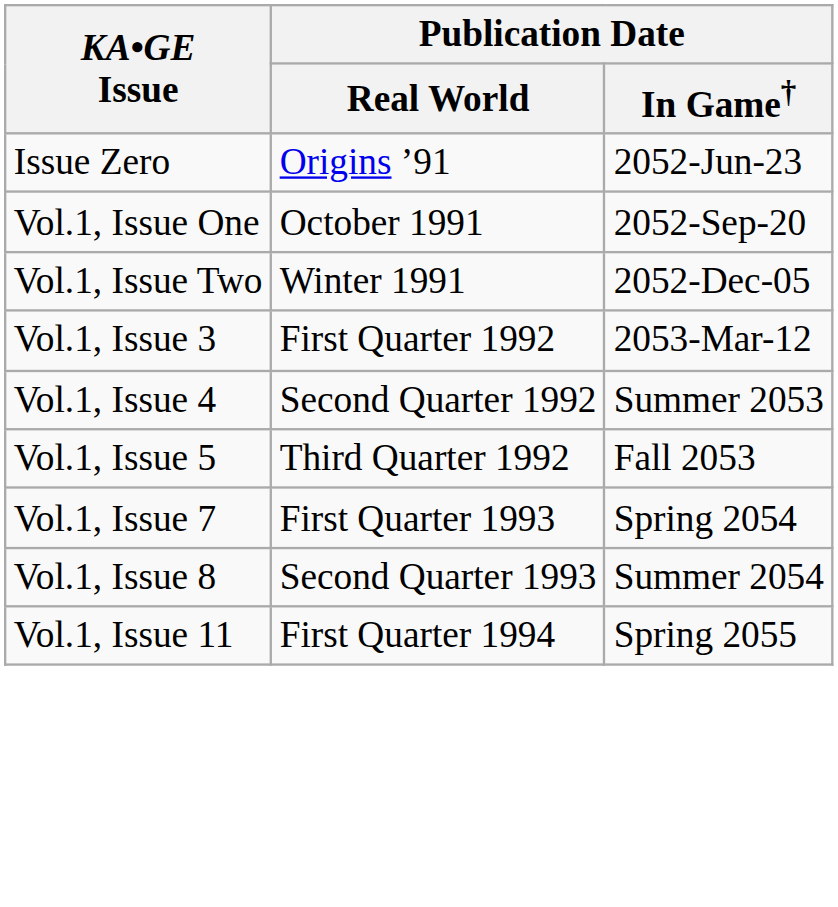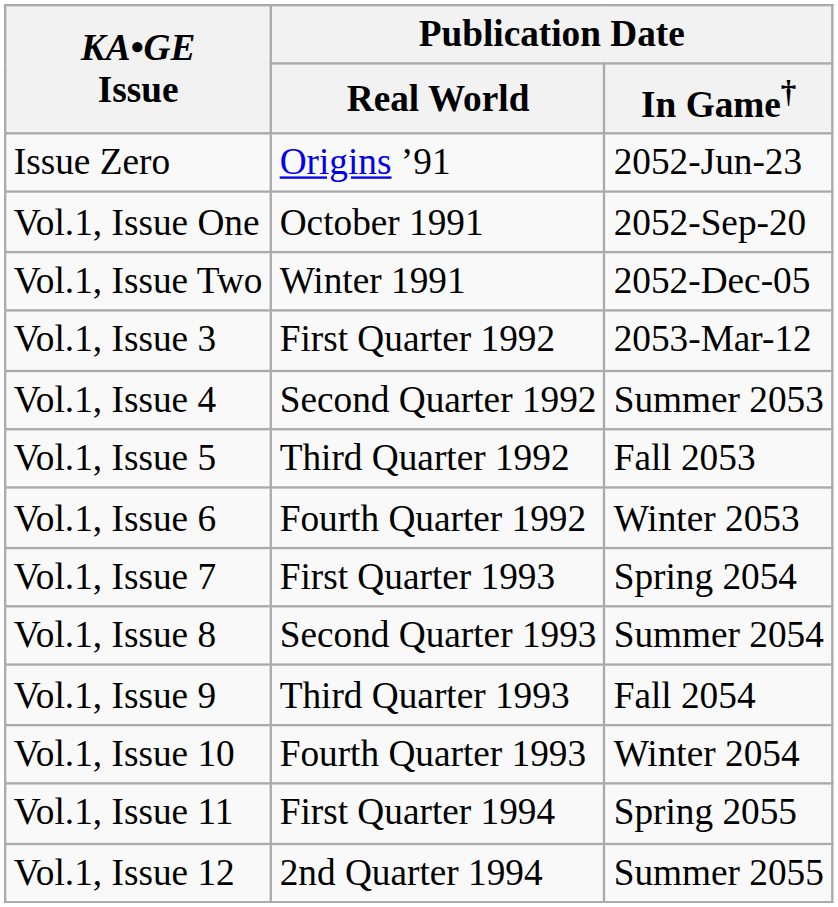+ row: (115, 517)
+ row: (115, 694)
+ row: (124, 753)
+ row: (124, 871)
